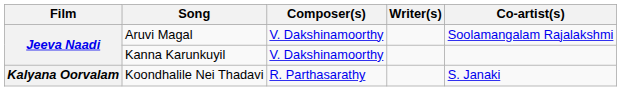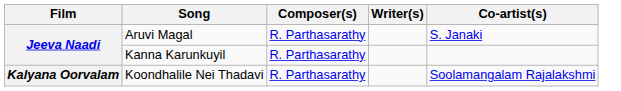(326, 34) V. Dakshinamoorthy -> (317, 34) R. Parthasarathy
(531, 34) Soolamangalam Rajalakshmi -> (456, 34) S. Janaki
(326, 55) V. Dakshinamoorthy -> (317, 55) R. Parthasarathy
(474, 75) S. Janaki -> (513, 75) Soolamangalam Rajalakshmi
